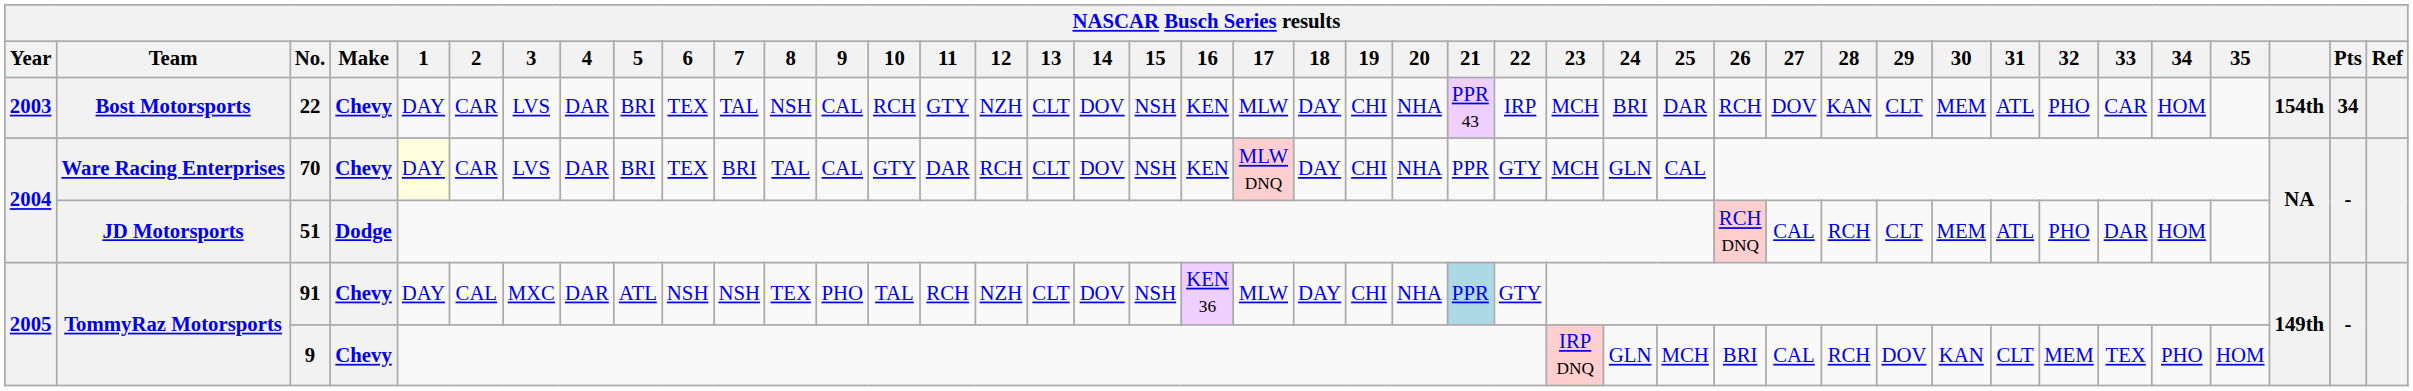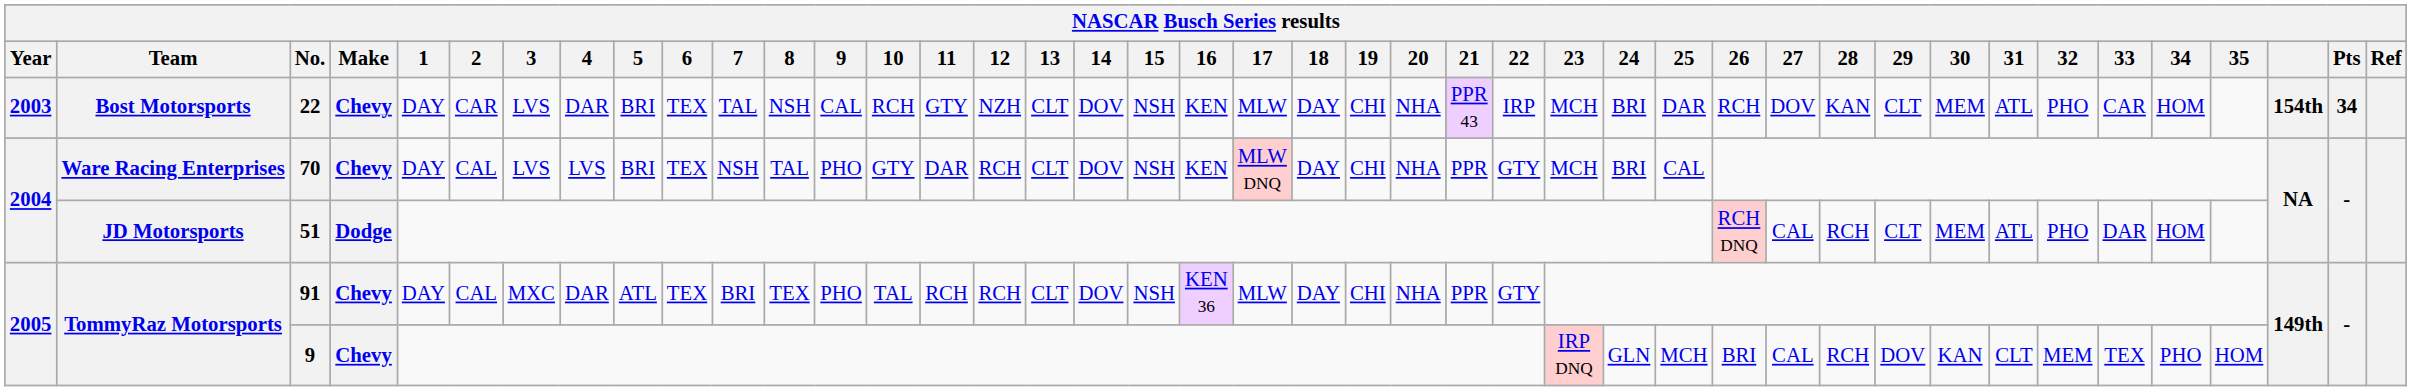(423, 169) lightyellow background -> (423, 169) no background
(476, 169) CAR -> (476, 169) CAL
(587, 169) DAR -> (587, 169) LVS
(739, 169) BRI -> (738, 169) NSH
(842, 169) CAL -> (841, 169) PHO
(1630, 169) GLN -> (1629, 169) BRI
(688, 293) NSH -> (687, 293) TEX
(739, 293) NSH -> (738, 293) BRI
(1001, 293) NZH -> (1000, 293) RCH
(1470, 293) lightblue background -> (1469, 293) no background
